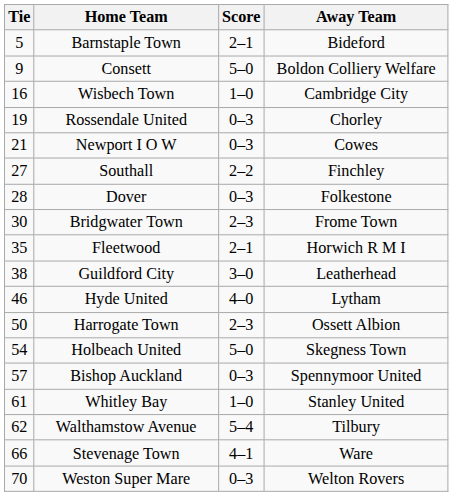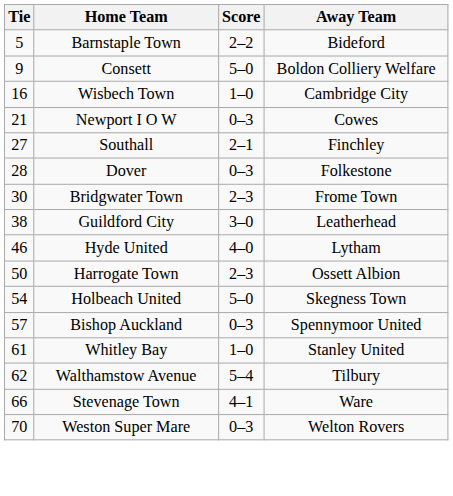(241, 42) 2–1 -> (241, 42) 2–2
- row: (126, 119)
(241, 171) 2–2 -> (241, 145) 2–1
- row: (126, 247)
